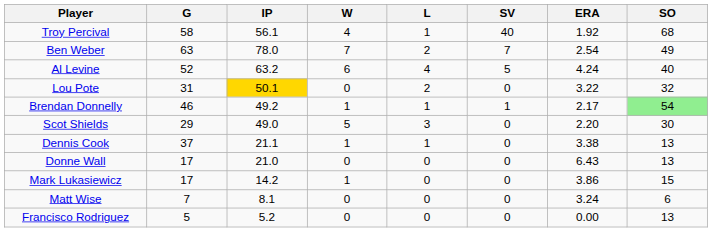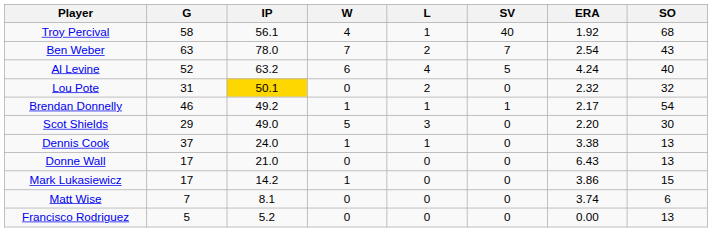(667, 50) 49 -> (667, 50) 43
(587, 87) 3.22 -> (587, 87) 2.32
(667, 106) lightgreen background -> (667, 106) no background
(267, 143) 21.1 -> (267, 143) 24.0
(587, 198) 3.24 -> (587, 198) 3.74
